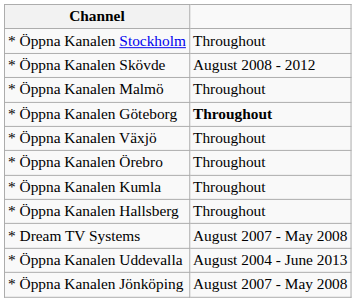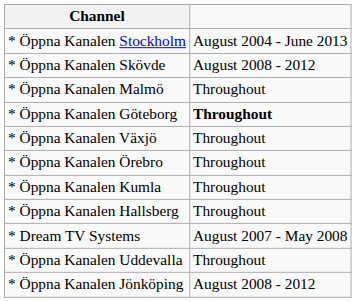(229, 41) Throughout -> (270, 41) August 2004 - June 2013
(270, 260) August 2004 - June 2013 -> (229, 260) Throughout
(270, 284) August 2007 - May 2008 -> (254, 284) August 2008 - 2012
